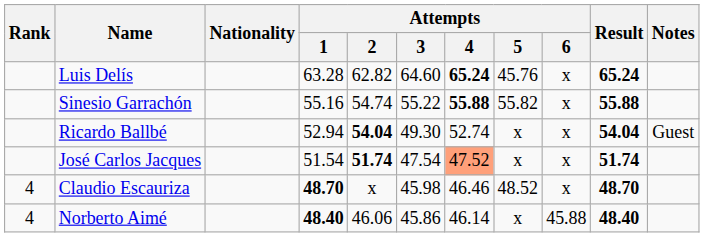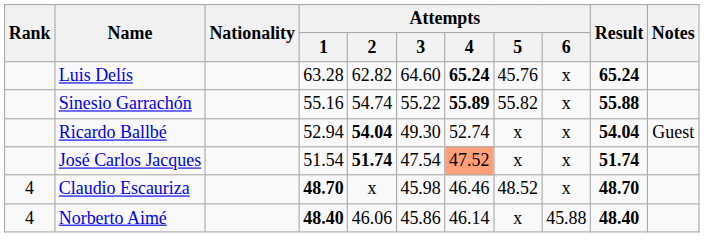(469, 103) 55.88 -> (469, 103) 55.89
